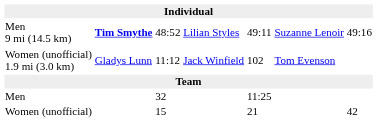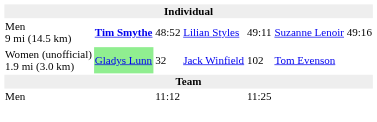(123, 60) no background -> (123, 60) lightgreen background
(168, 60) 11:12 -> (161, 60) 32
(161, 96) 32 -> (168, 96) 11:12
- row: (49, 112)
